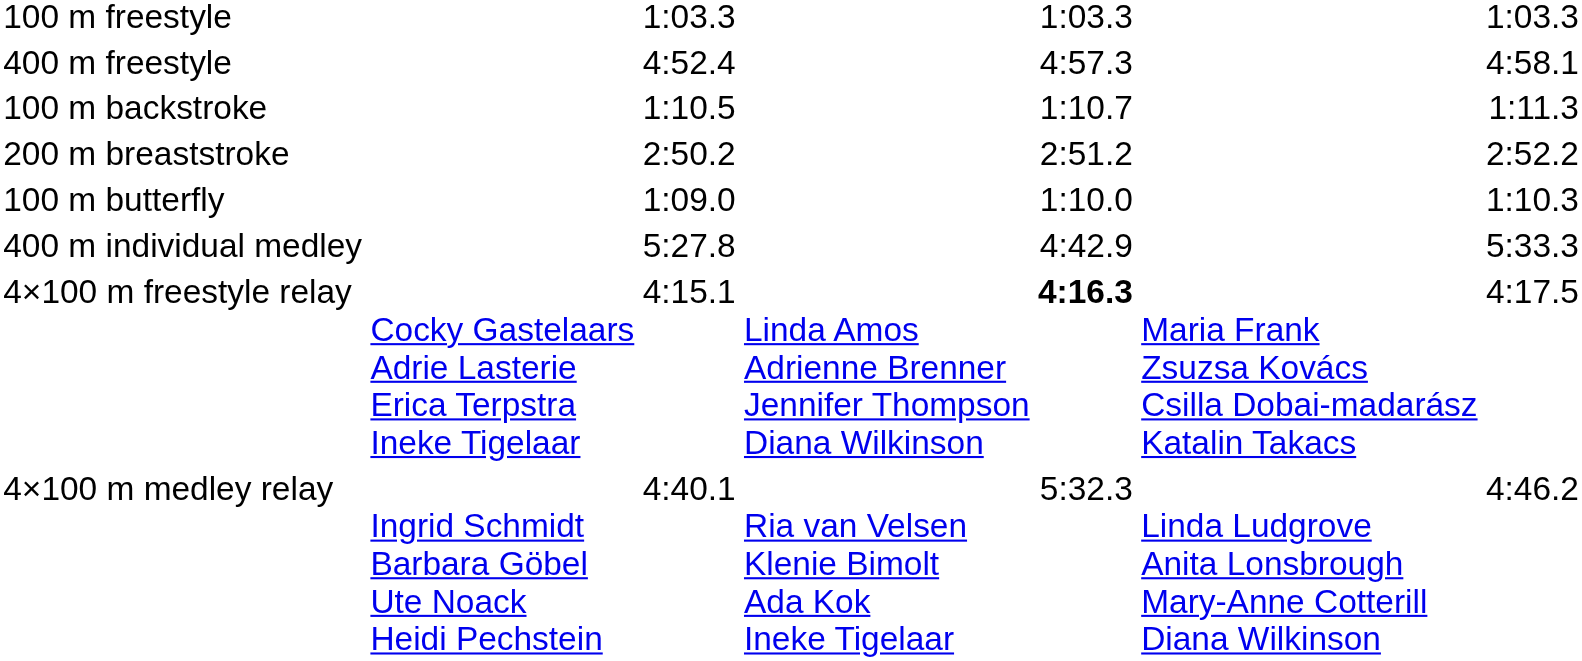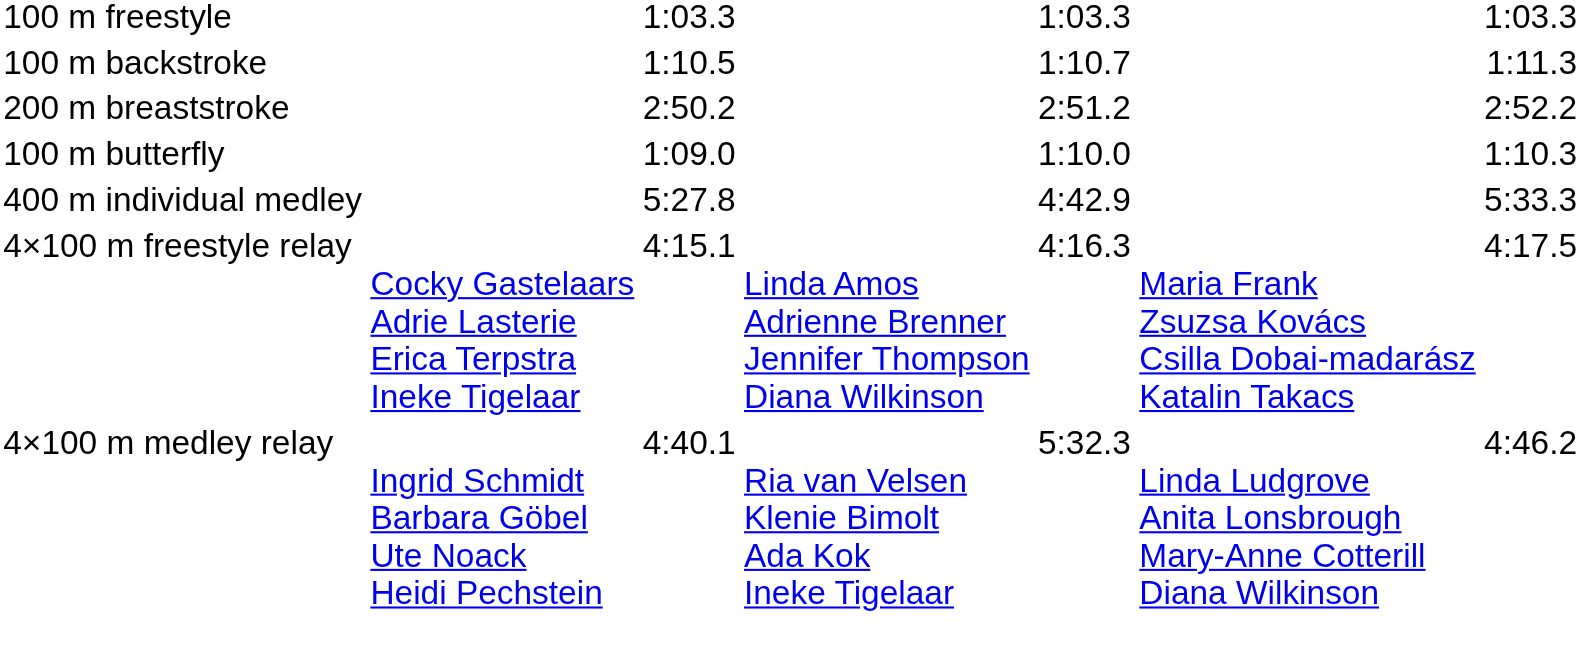- row: (118, 62)
(1085, 292) bold -> (1084, 246) normal
